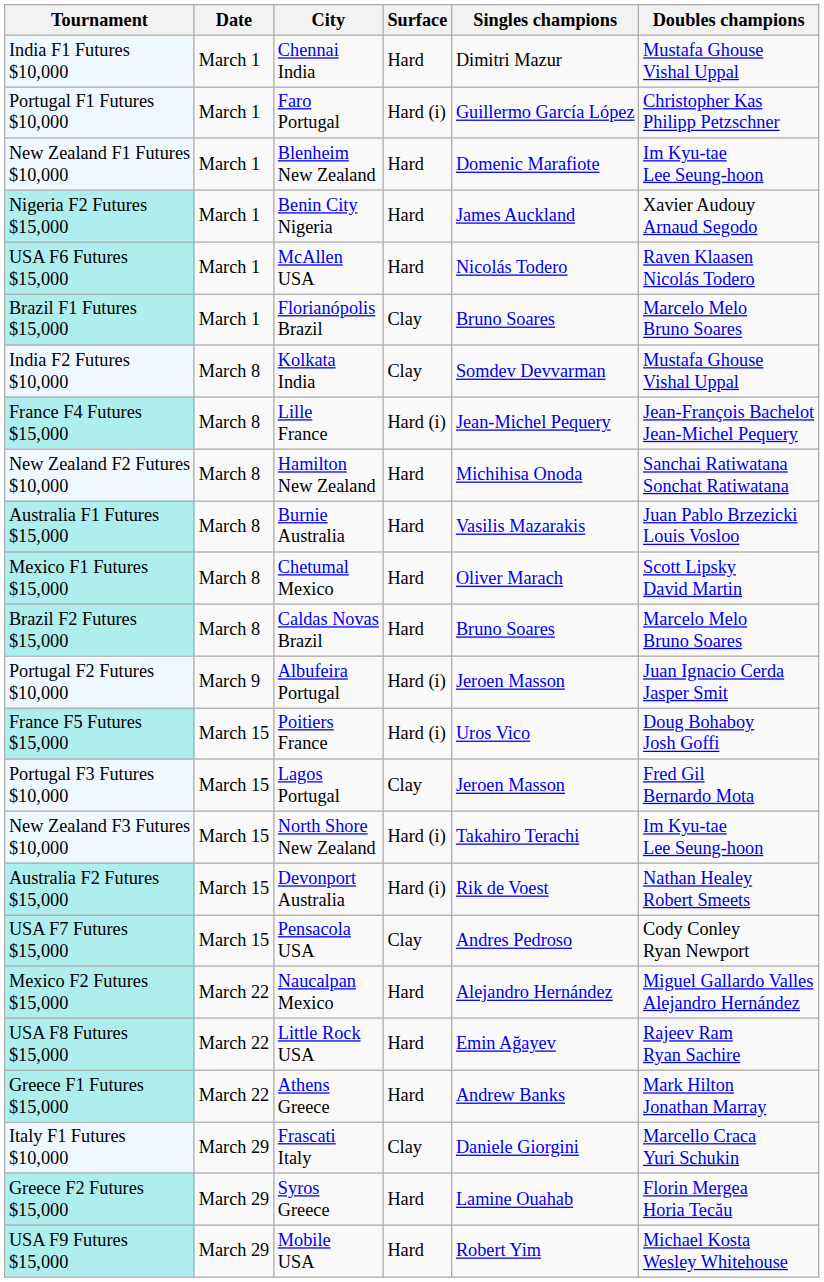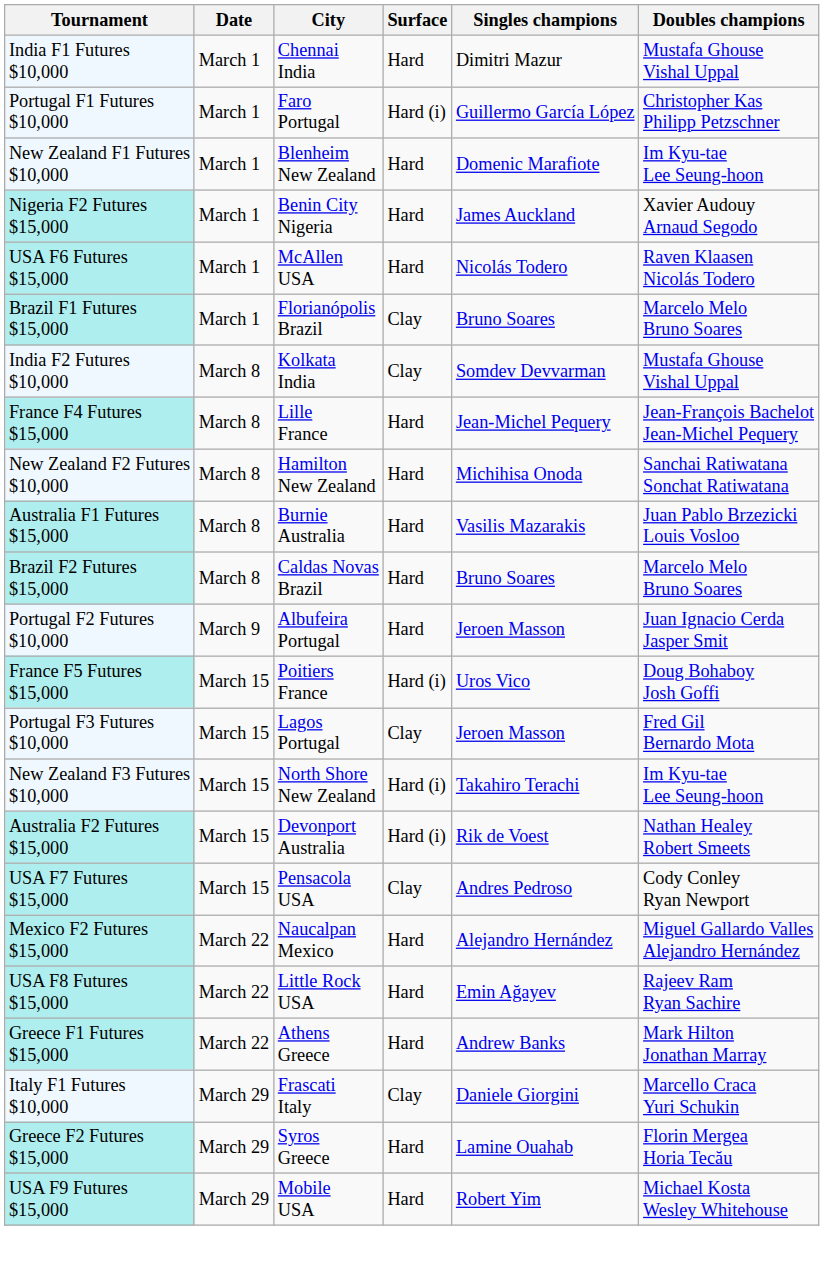(417, 423) Hard (i) -> (406, 423) Hard
- row: (78, 578)
(417, 681) Hard (i) -> (406, 630) Hard
